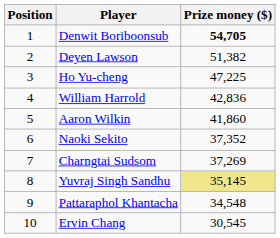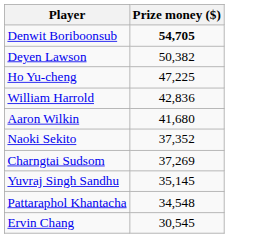- column: (30, 14)
(228, 56) 51,382 -> (177, 56) 50,382
(228, 118) 41,860 -> (177, 118) 41,680
(228, 181) khaki background -> (177, 181) no background
